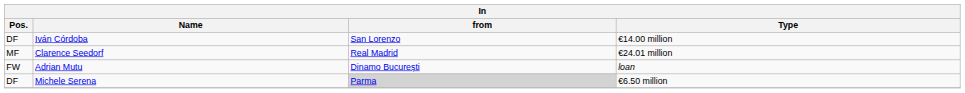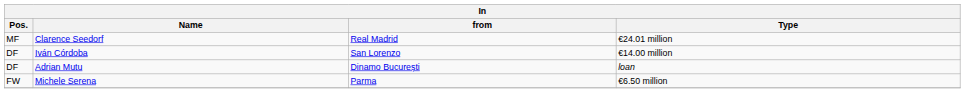rows swapped: (69, 53) <-> (61, 39)
(13, 67) FW -> (12, 67) DF
(12, 81) DF -> (13, 81) FW
(363, 81) lightgrey background -> (363, 81) no background
